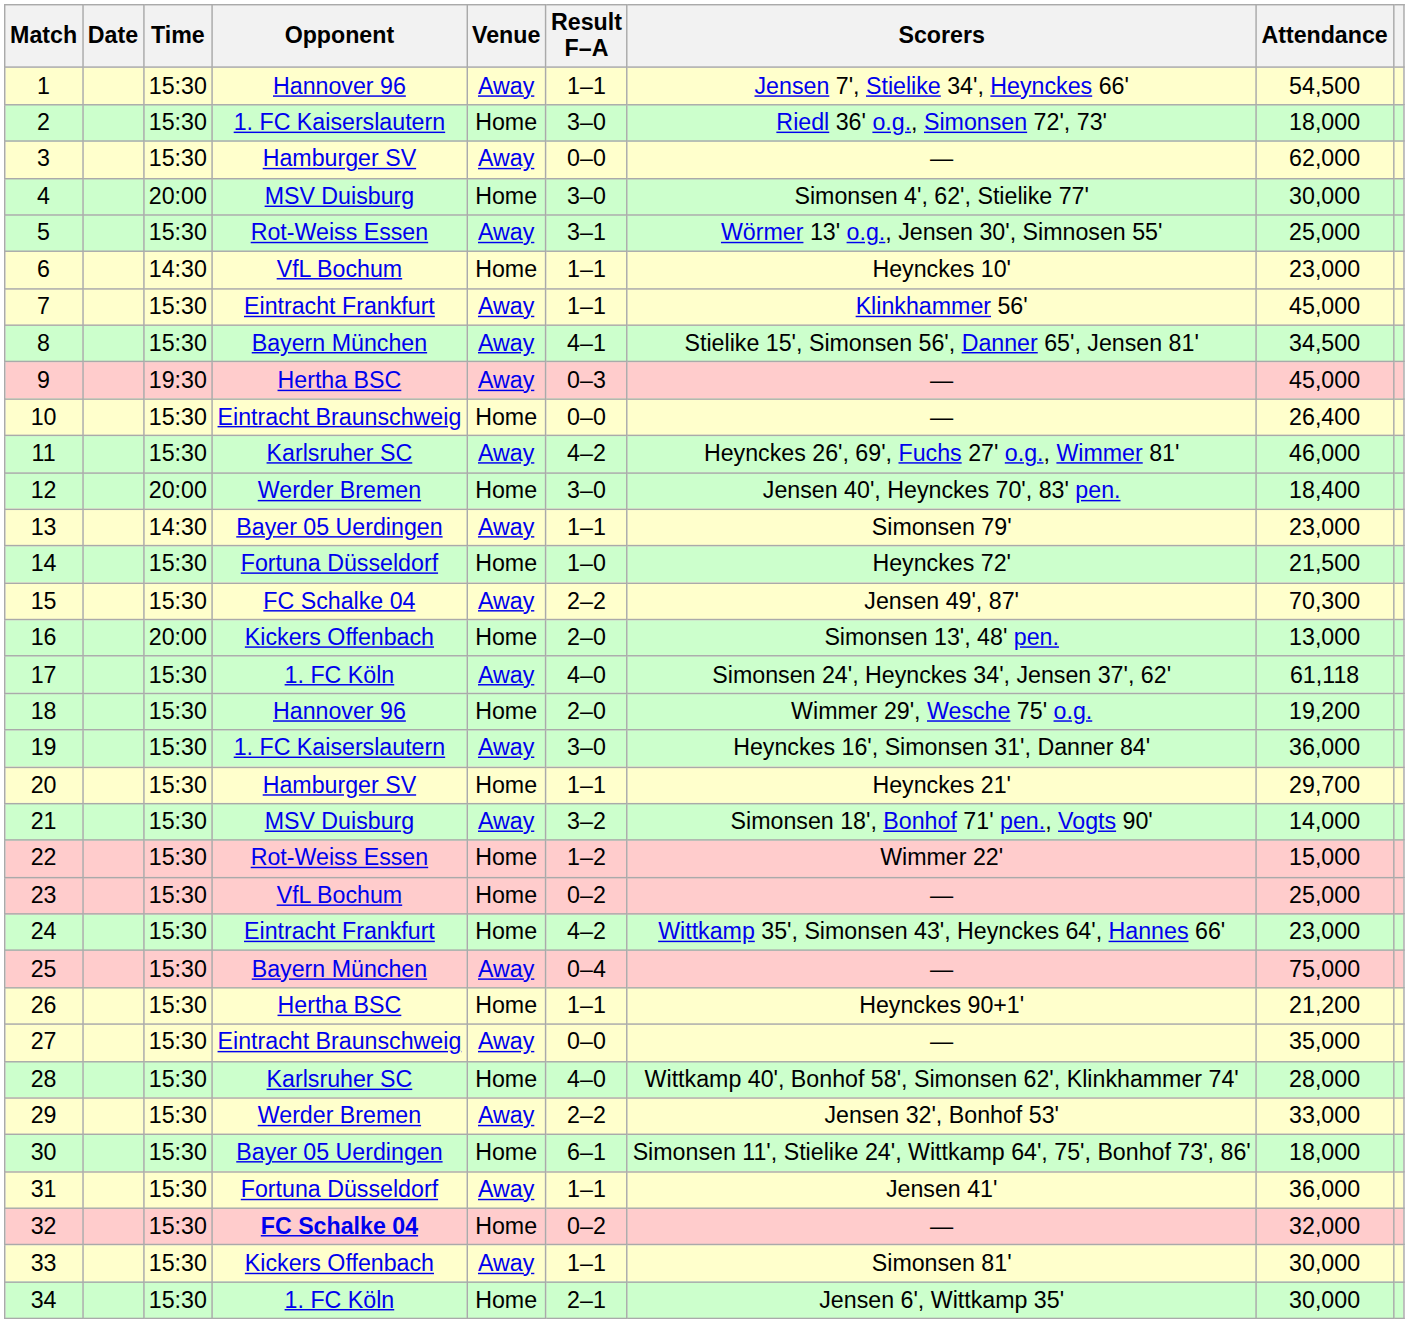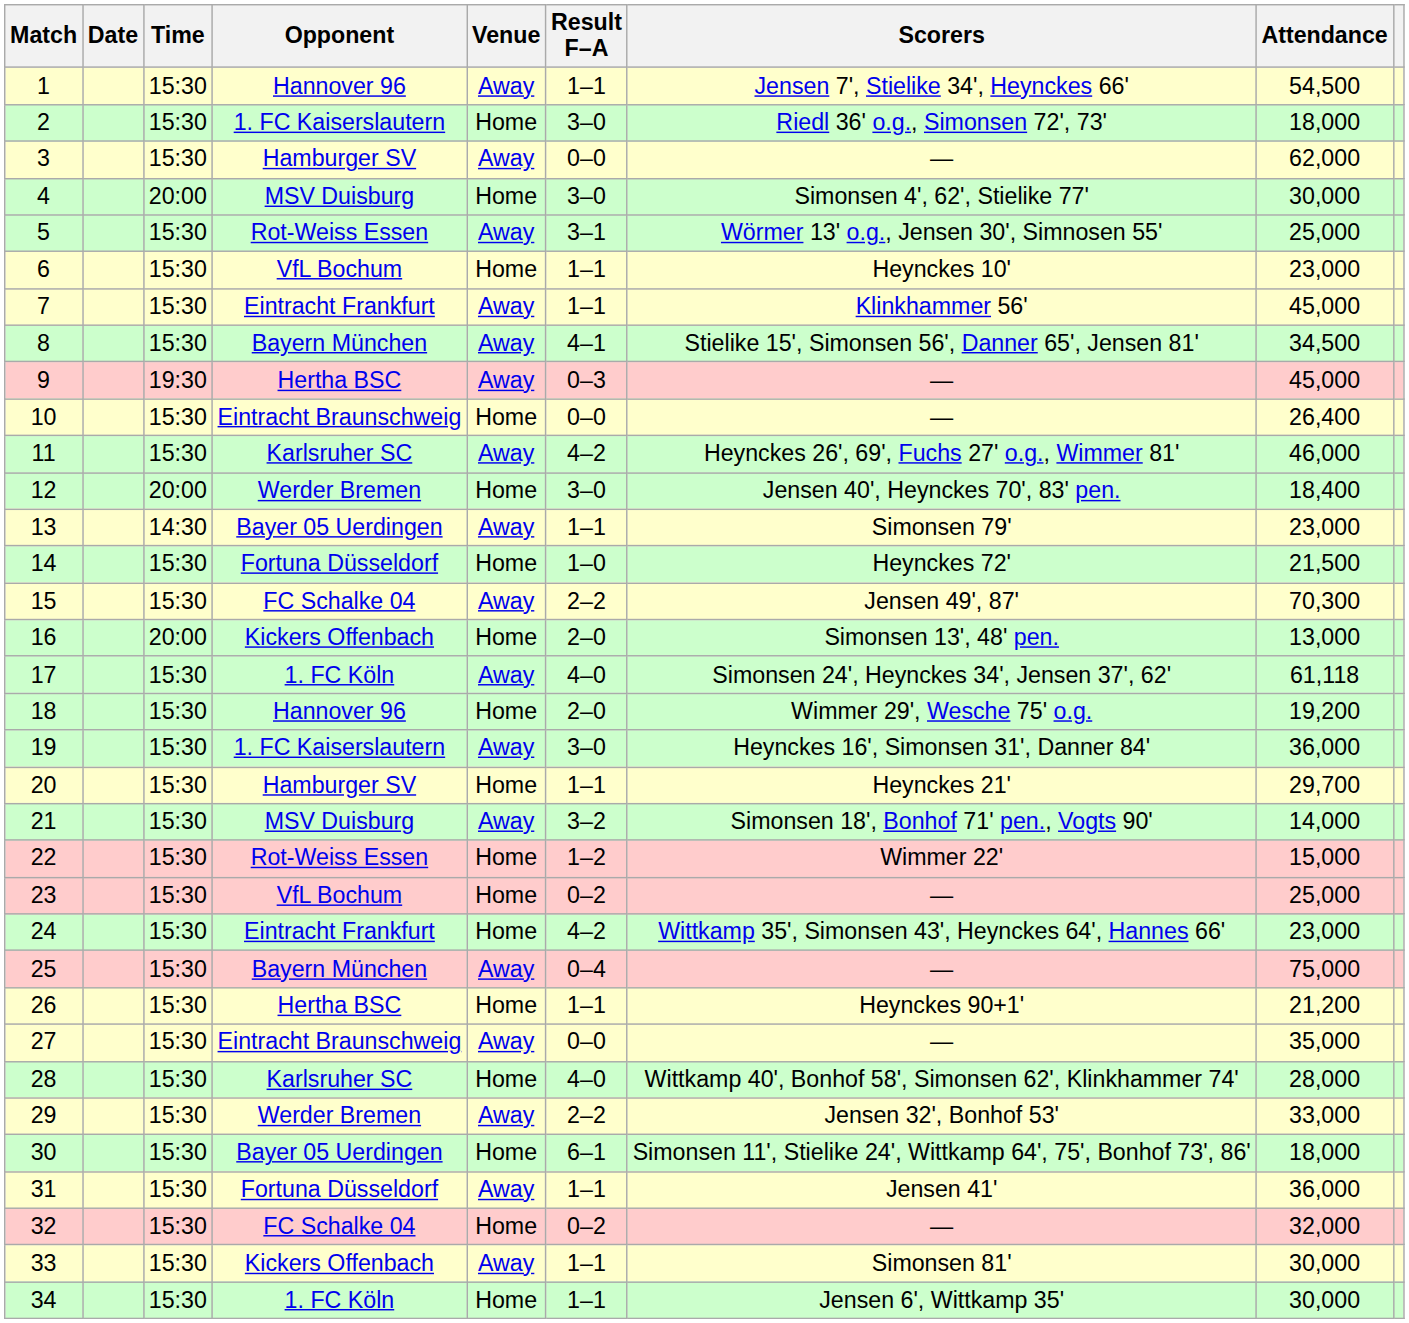(178, 269) 14:30 -> (178, 269) 15:30
(339, 1226) bold -> (339, 1226) normal
(586, 1299) 2–1 -> (586, 1299) 1–1
